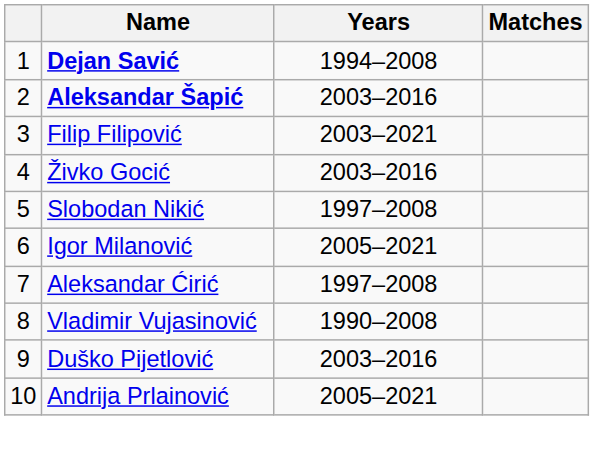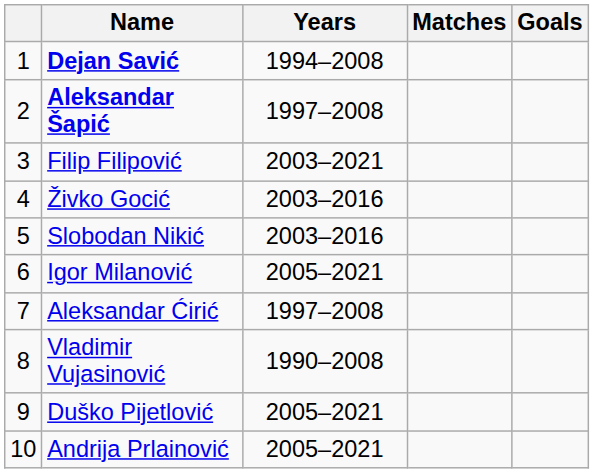+ column: (550, 23)
(379, 97) 2003–2016 -> (325, 110) 1997–2008
(379, 209) 1997–2008 -> (325, 236) 2003–2016
(379, 358) 2003–2016 -> (325, 411) 2005–2021
